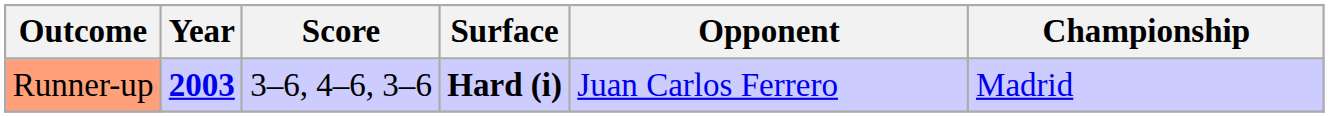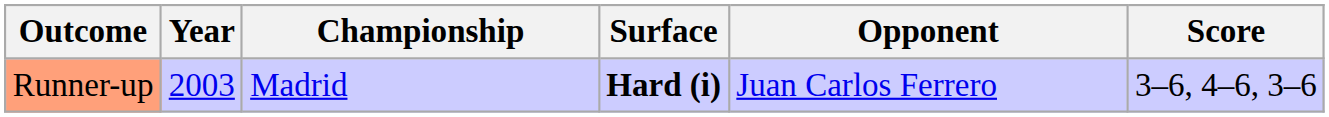columns swapped: (1146, 30) <-> (341, 30)
(202, 84) bold -> (202, 84) normal
